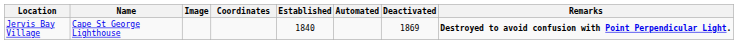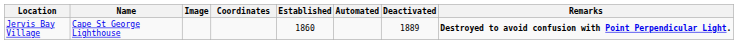(305, 29) 1840 -> (305, 29) 1860
(410, 29) 1869 -> (410, 29) 1889
